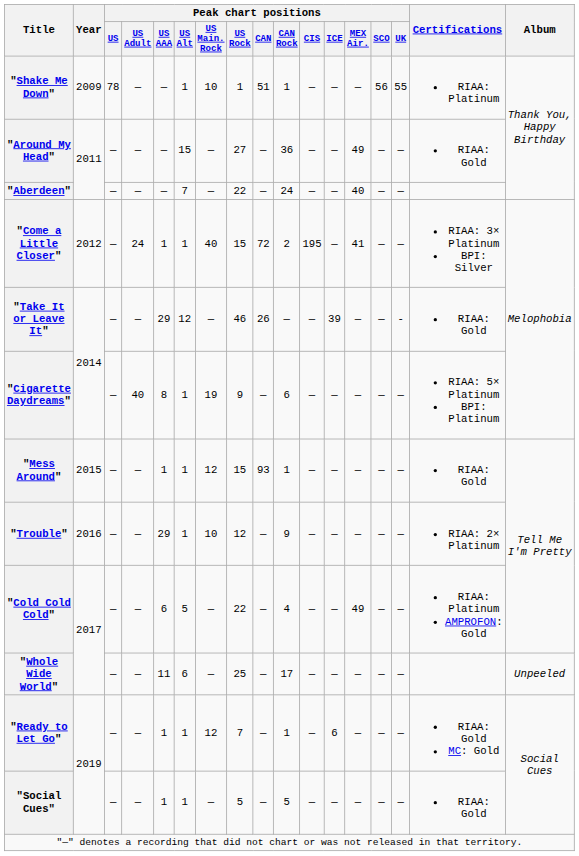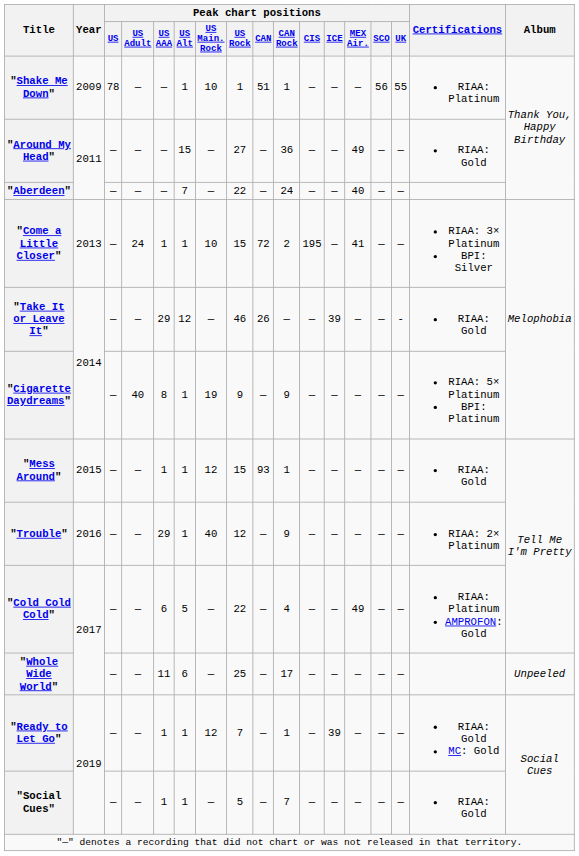(89, 244) 2012 -> (89, 244) 2013
(211, 244) 40 -> (211, 244) 10
(287, 395) 6 -> (287, 395) 9
(211, 534) 10 -> (211, 534) 40
(335, 733) 6 -> (335, 733) 39
(287, 802) 5 -> (287, 802) 7
